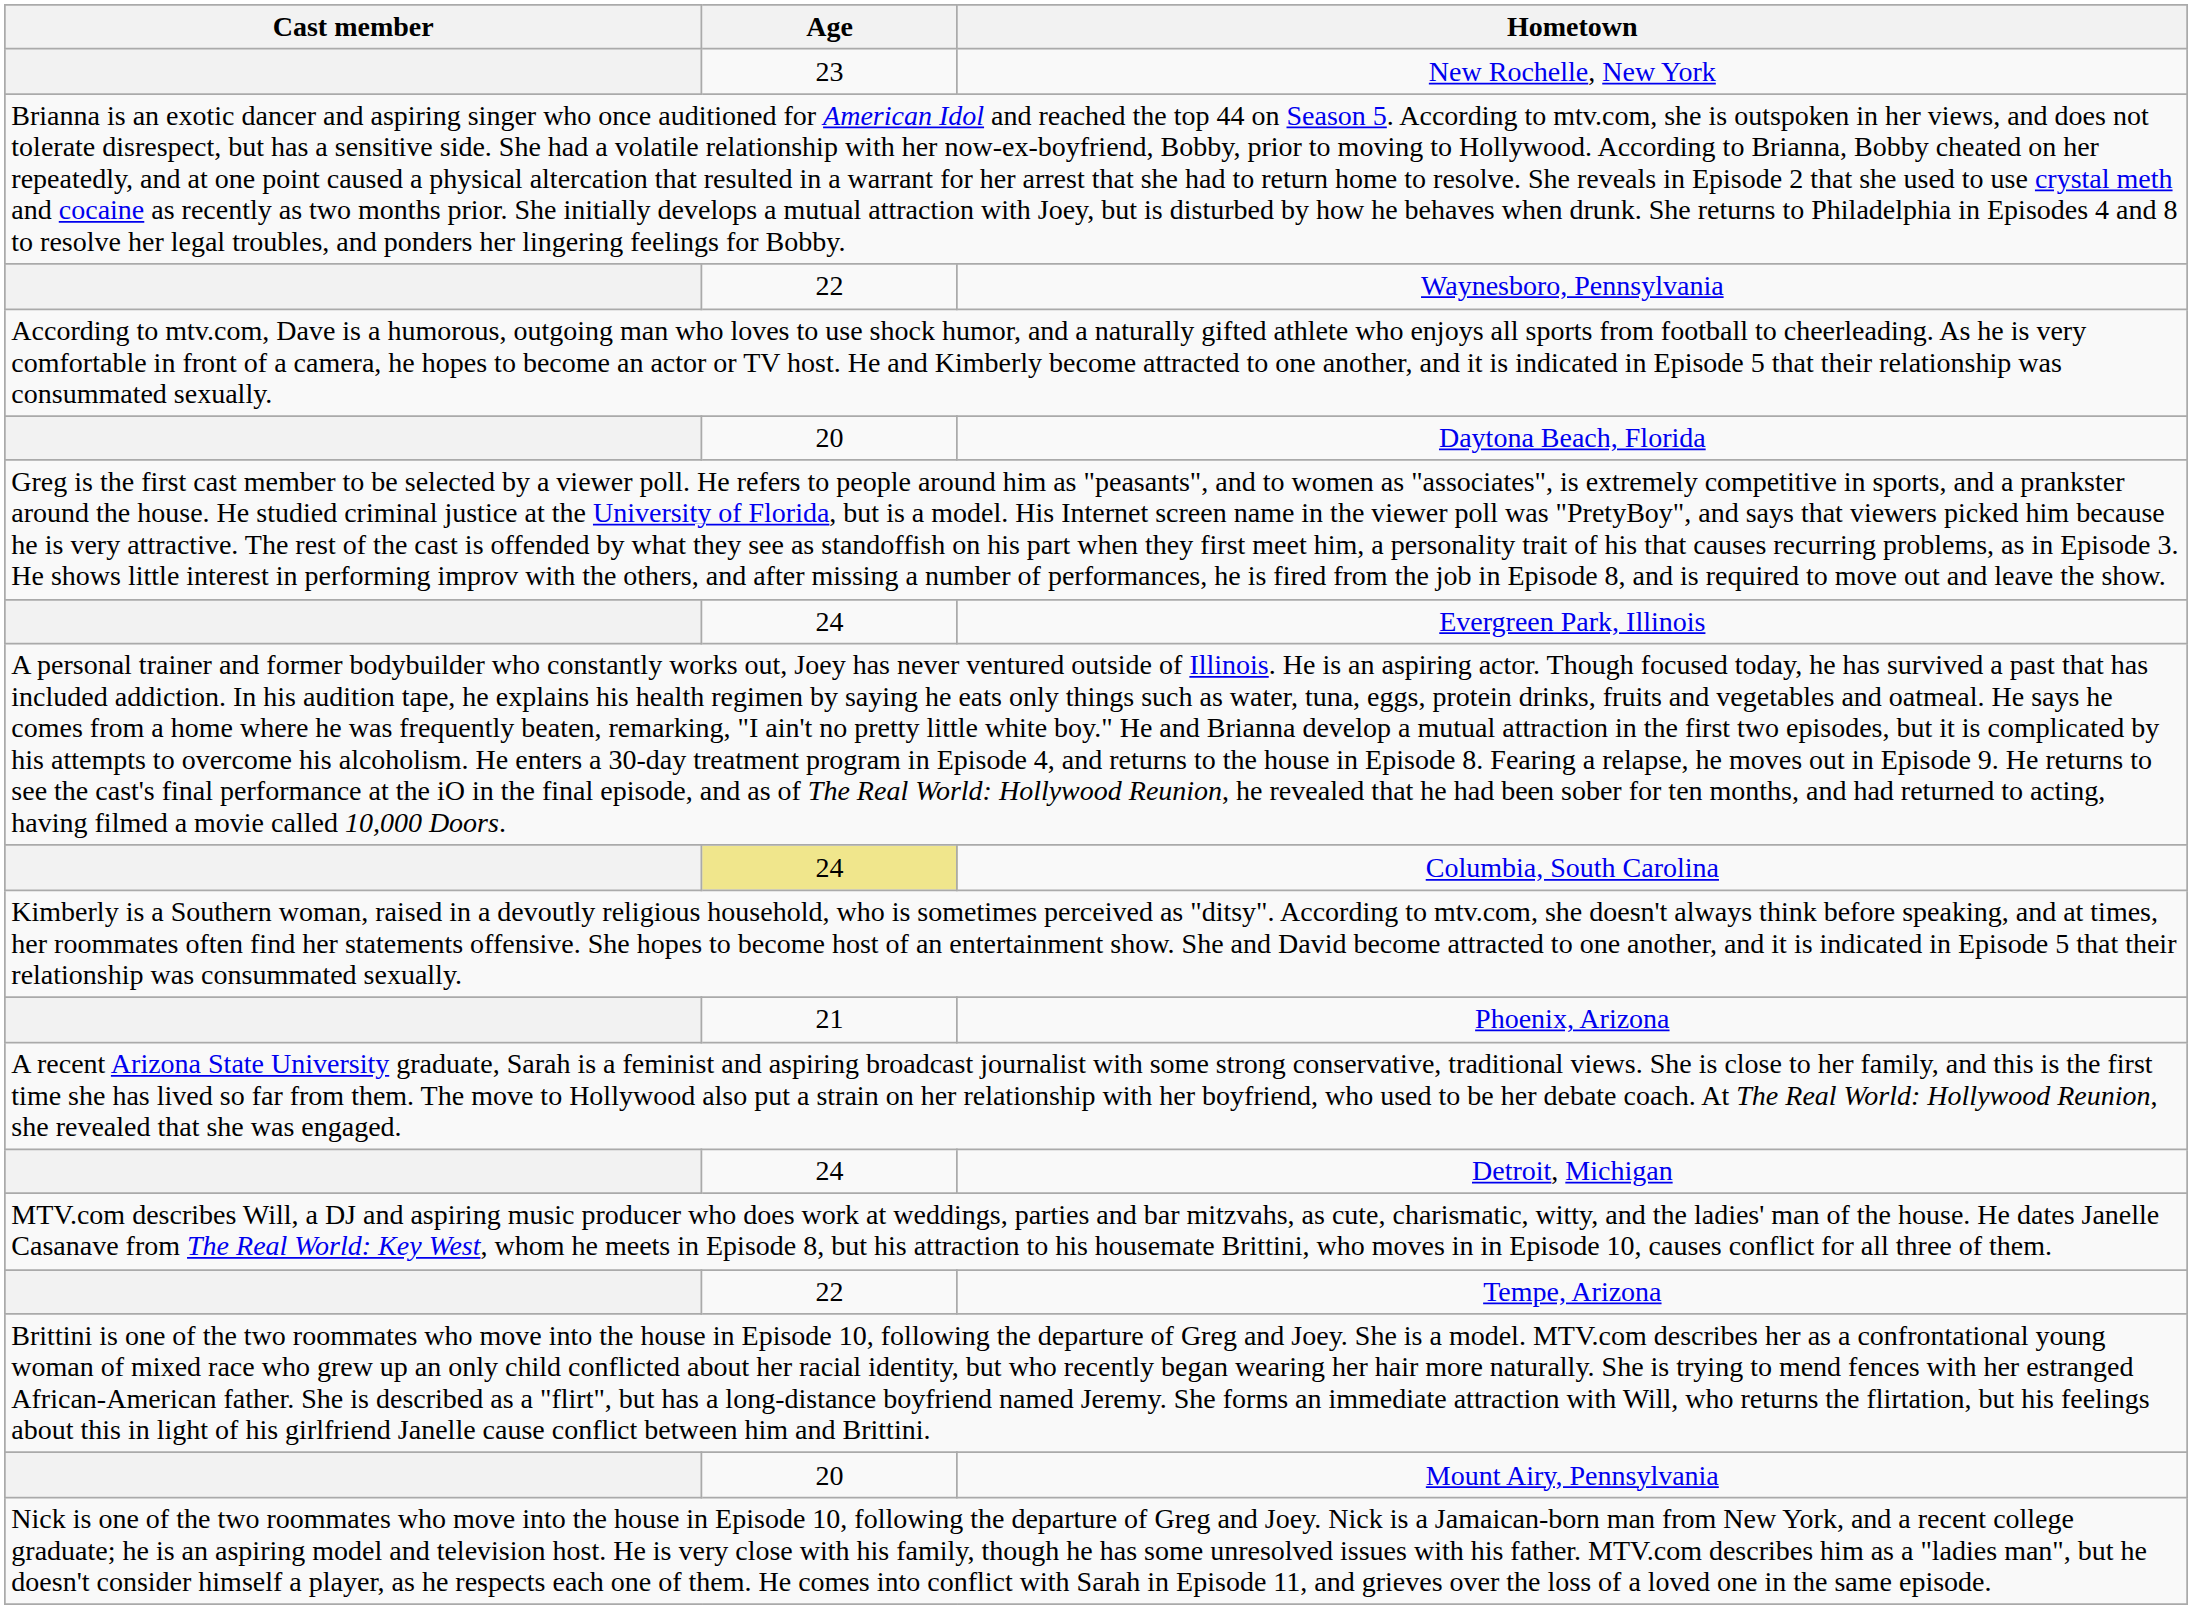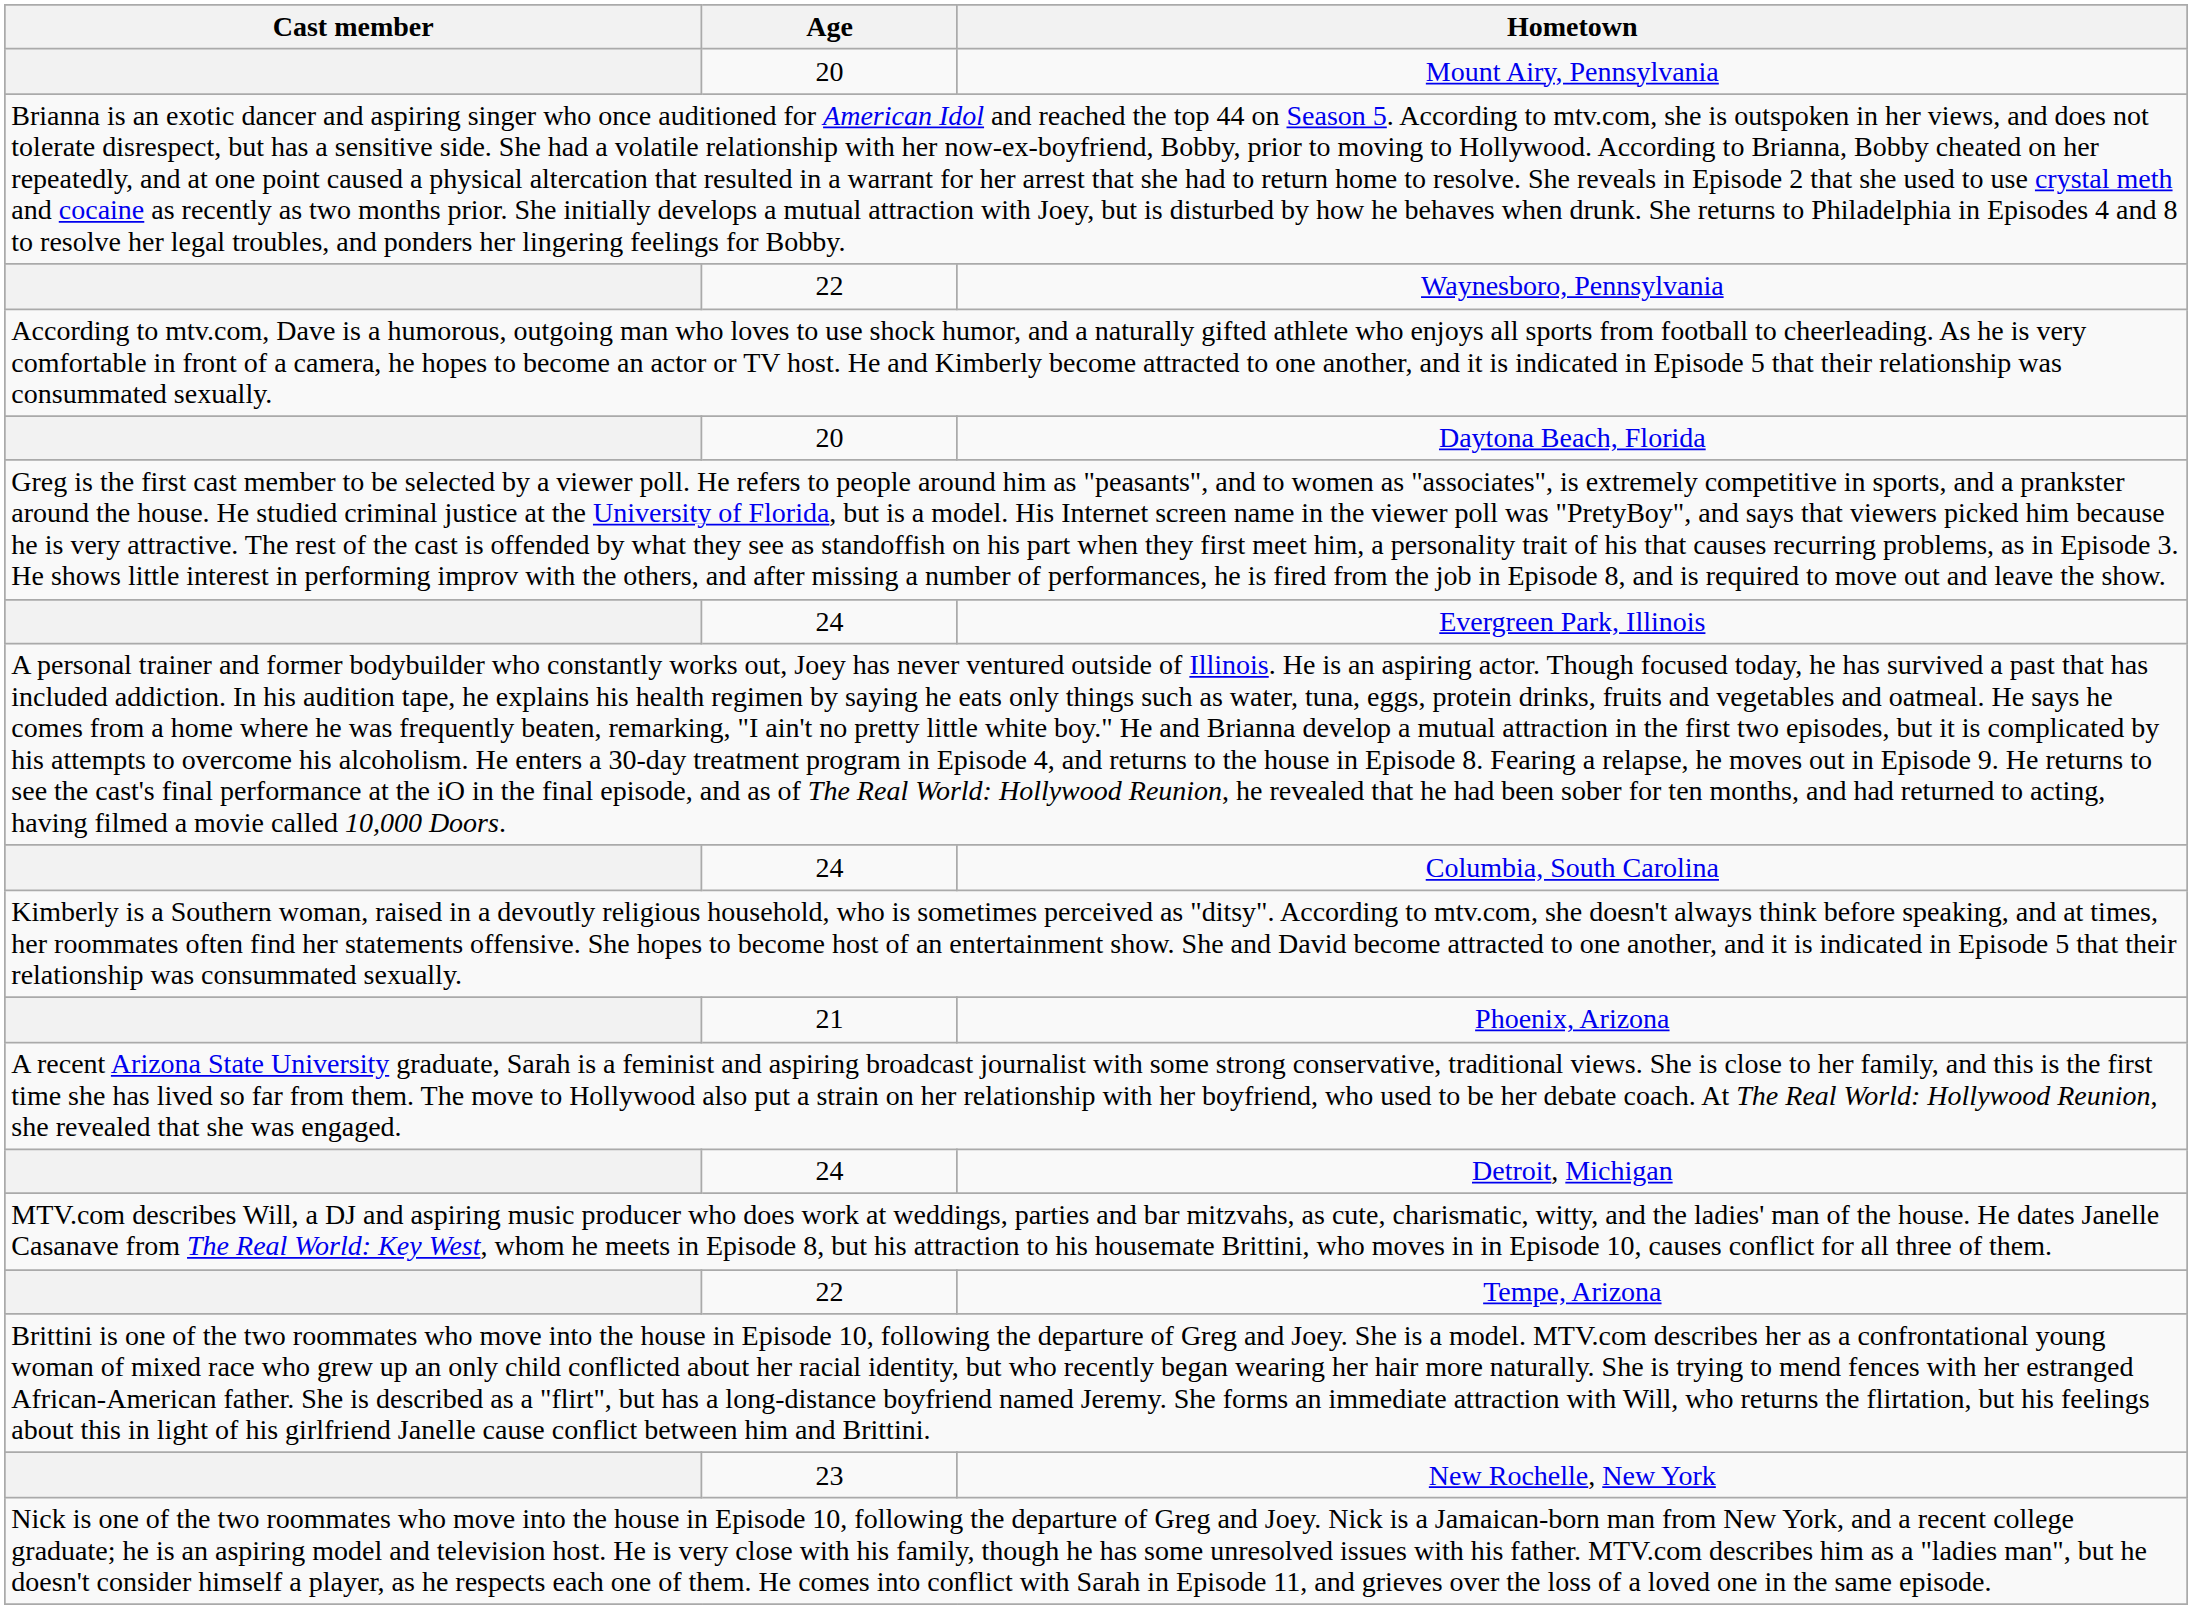rows swapped: (1572, 1474) <-> (1572, 71)
(830, 867) khaki background -> (830, 867) no background
